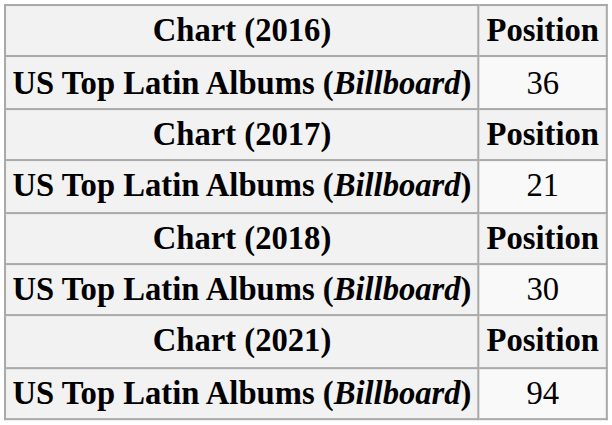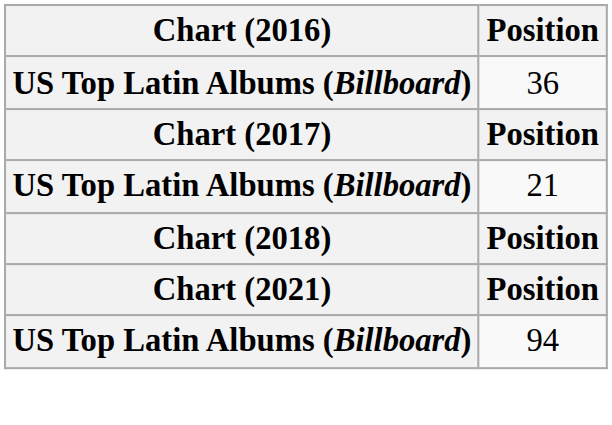- row: (543, 289)
